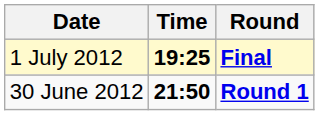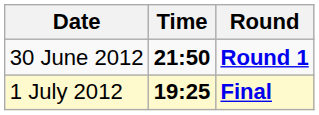rows swapped: (77, 92) <-> (66, 57)
